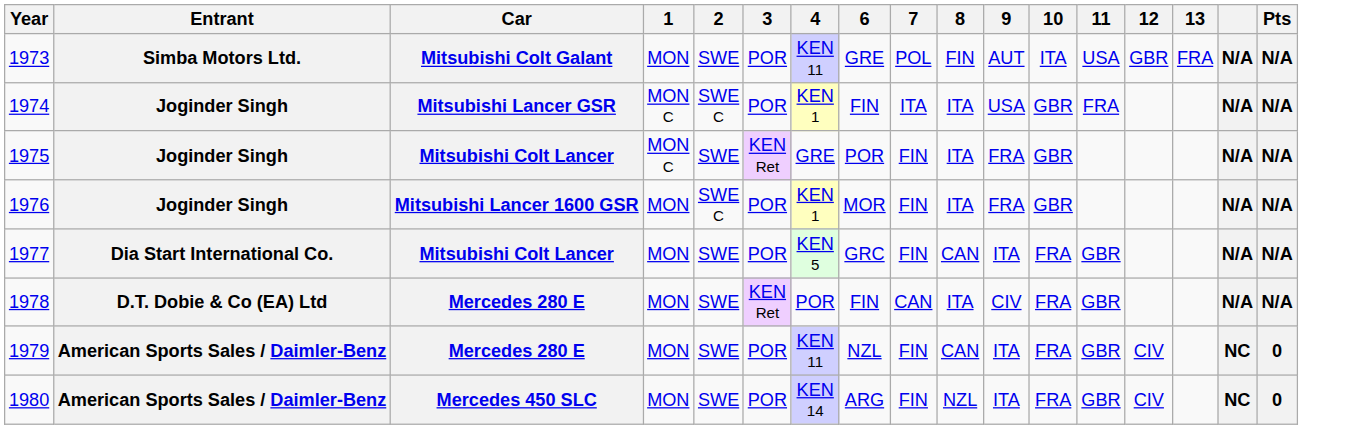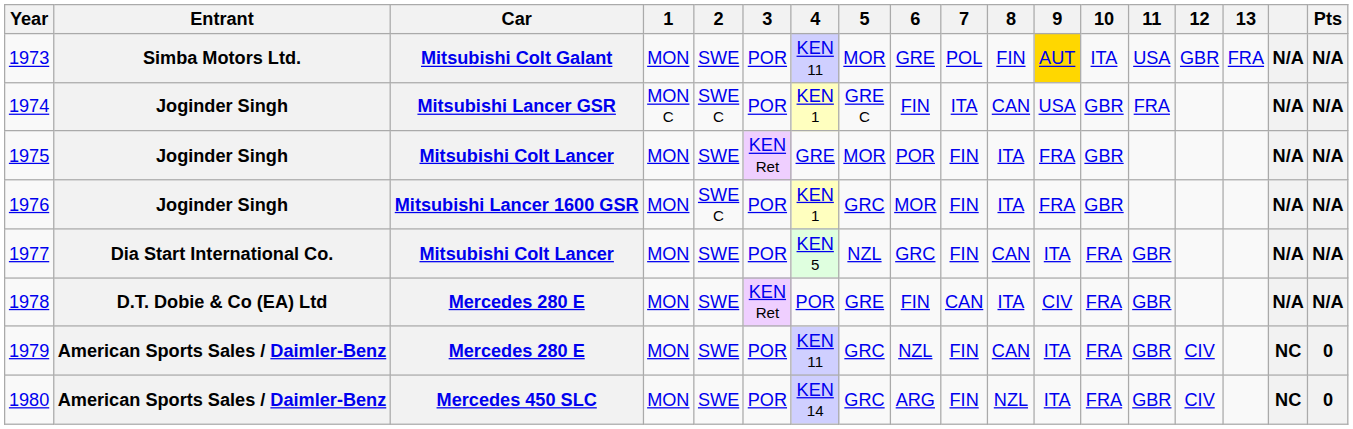+ column: (865, 19)
(1006, 58) no background -> (1057, 58) gold background
(960, 107) ITA -> (1011, 107) CAN
(668, 156) MON C -> (668, 156) MON
